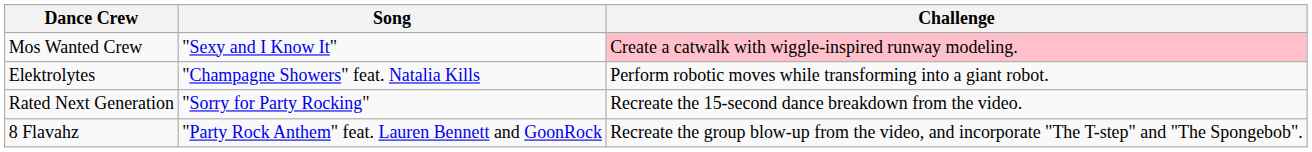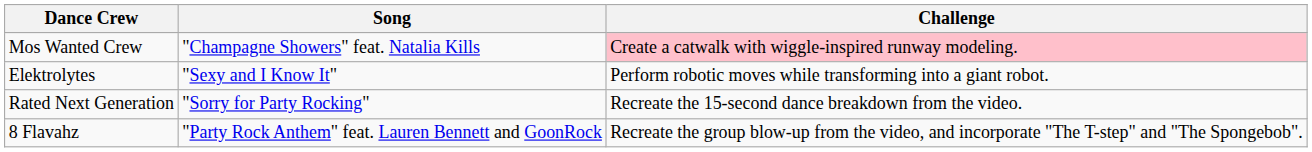(260, 47) "Sexy and I Know It" -> (331, 47) "Champagne Showers" feat. Natalia Kills
(331, 75) "Champagne Showers" feat. Natalia Kills -> (260, 75) "Sexy and I Know It"
